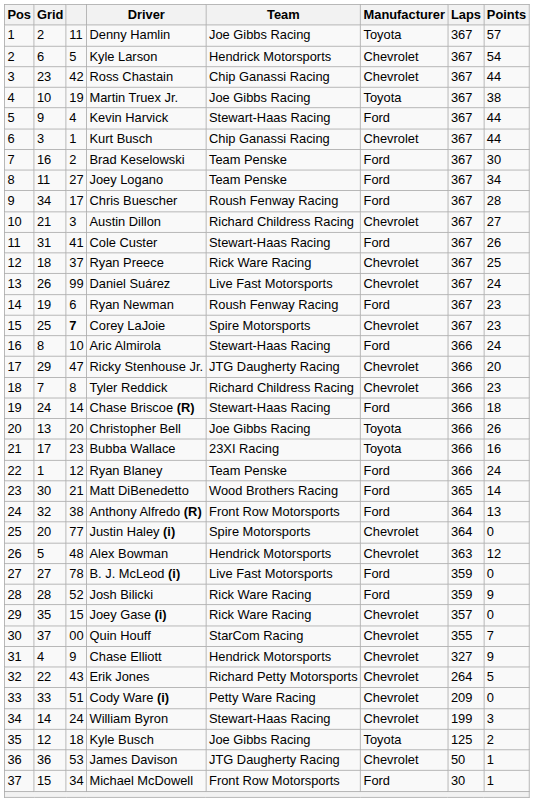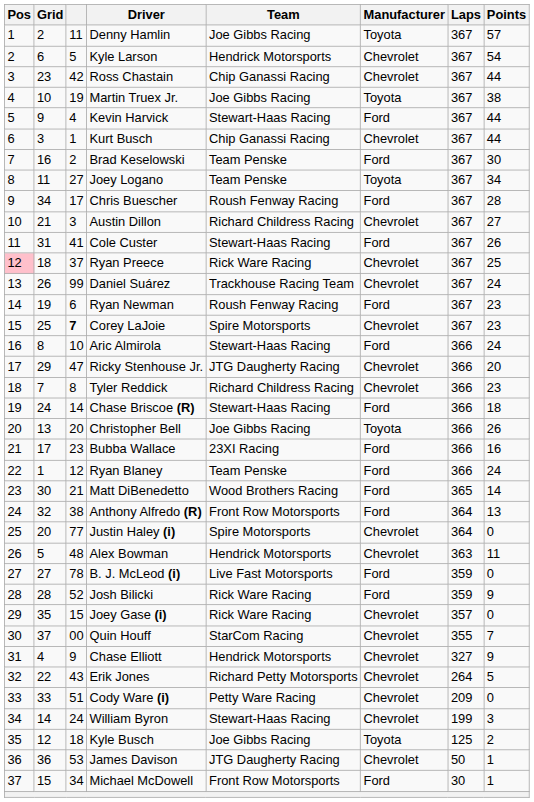(377, 180) Ford -> (382, 180) Toyota
(15, 262) no background -> (15, 262) pink background
(271, 283) Live Fast Motorsports -> (282, 283) Trackhouse Racing Team
(382, 449) Toyota -> (377, 449) Ford
(494, 552) 12 -> (494, 552) 11
